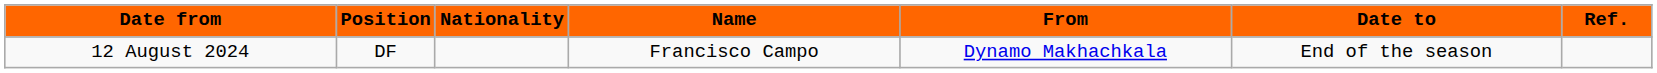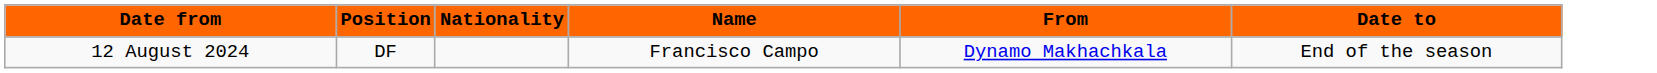- column: (1607, 20)
